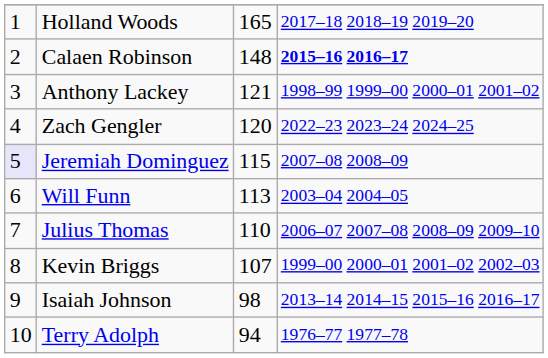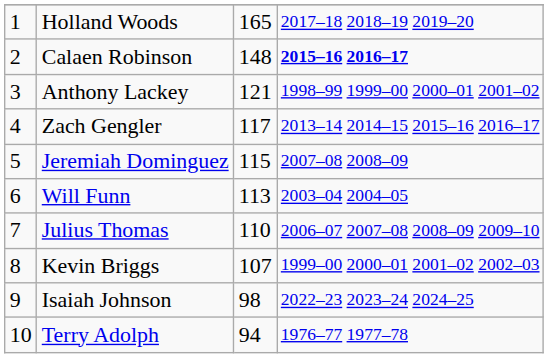(255, 126) 120 -> (255, 126) 117
(377, 126) 2022–23 2023–24 2024–25 -> (410, 126) 2013–14 2014–15 2015–16 2016–17
(15, 160) lavender background -> (15, 160) no background
(410, 299) 2013–14 2014–15 2015–16 2016–17 -> (377, 299) 2022–23 2023–24 2024–25
